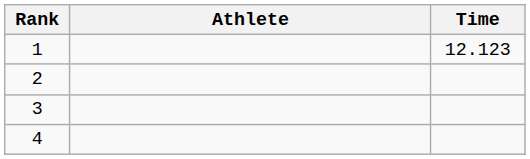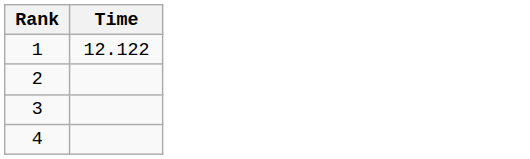- column: (250, 20)
(478, 50) 12.123 -> (116, 50) 12.122
